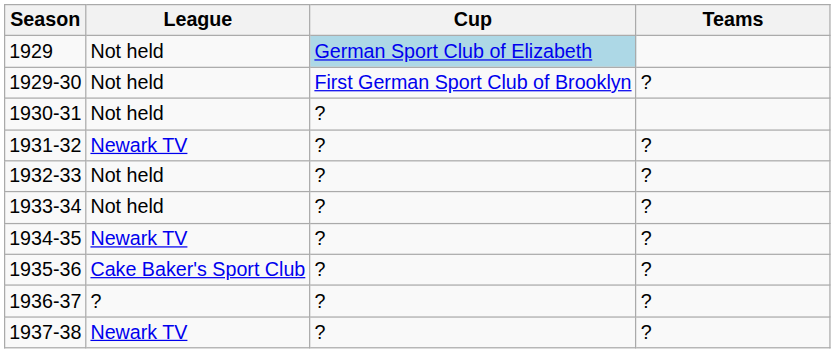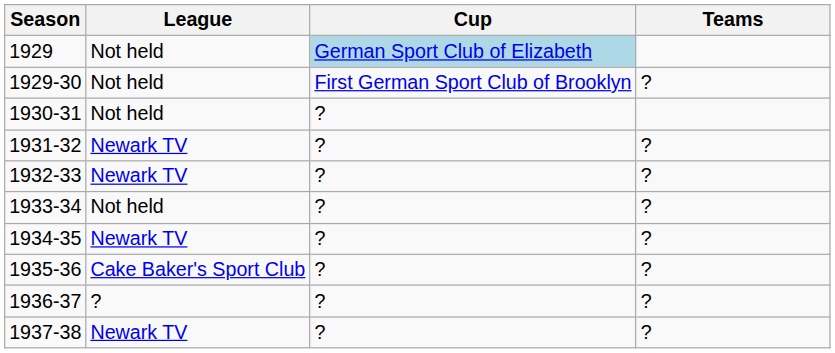(127, 176) Not held -> (139, 176) Newark TV
